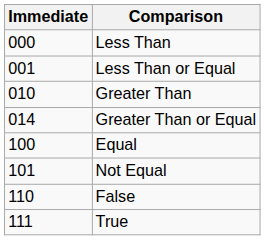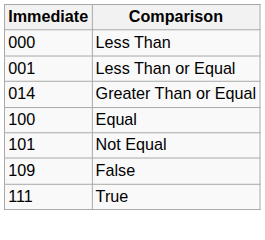- row: (144, 94)
(21, 196) 110 -> (22, 171) 109
